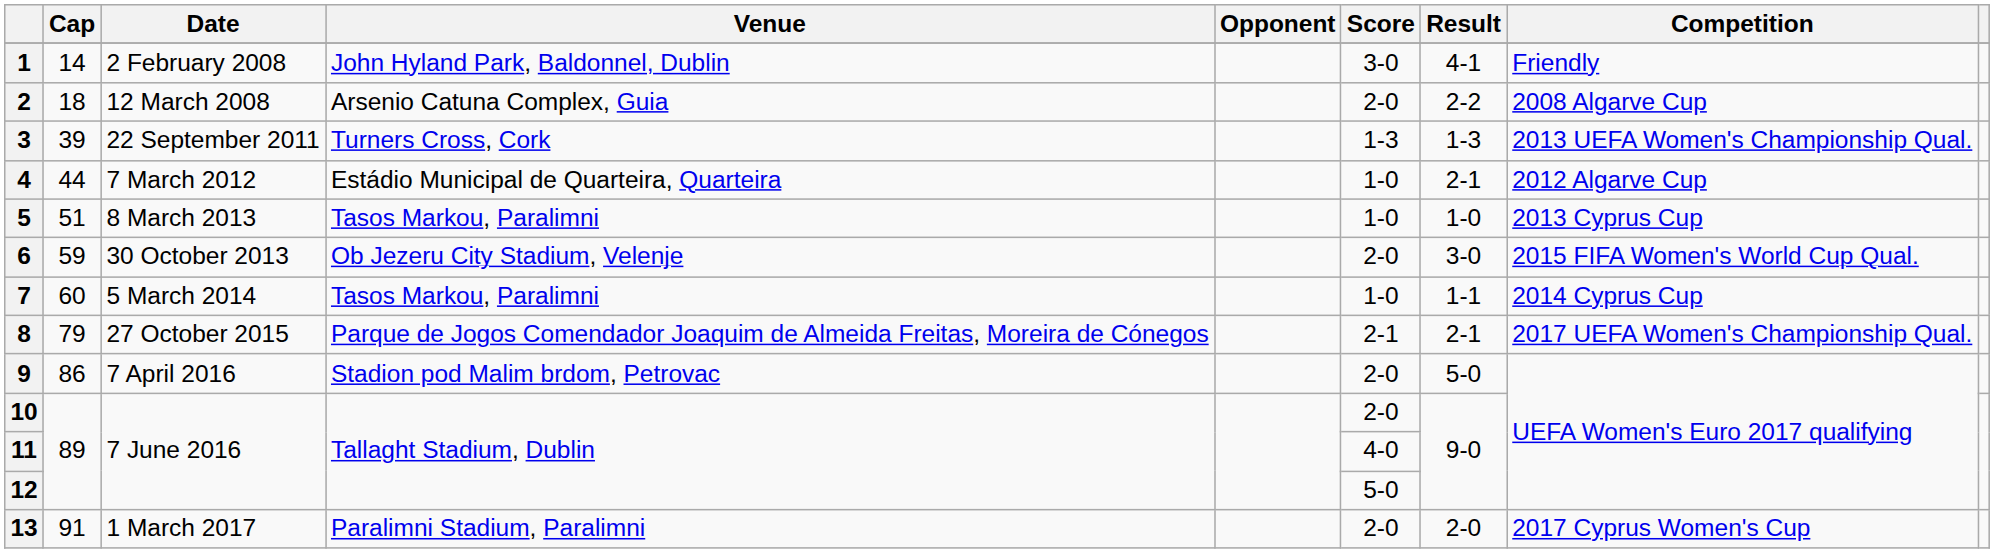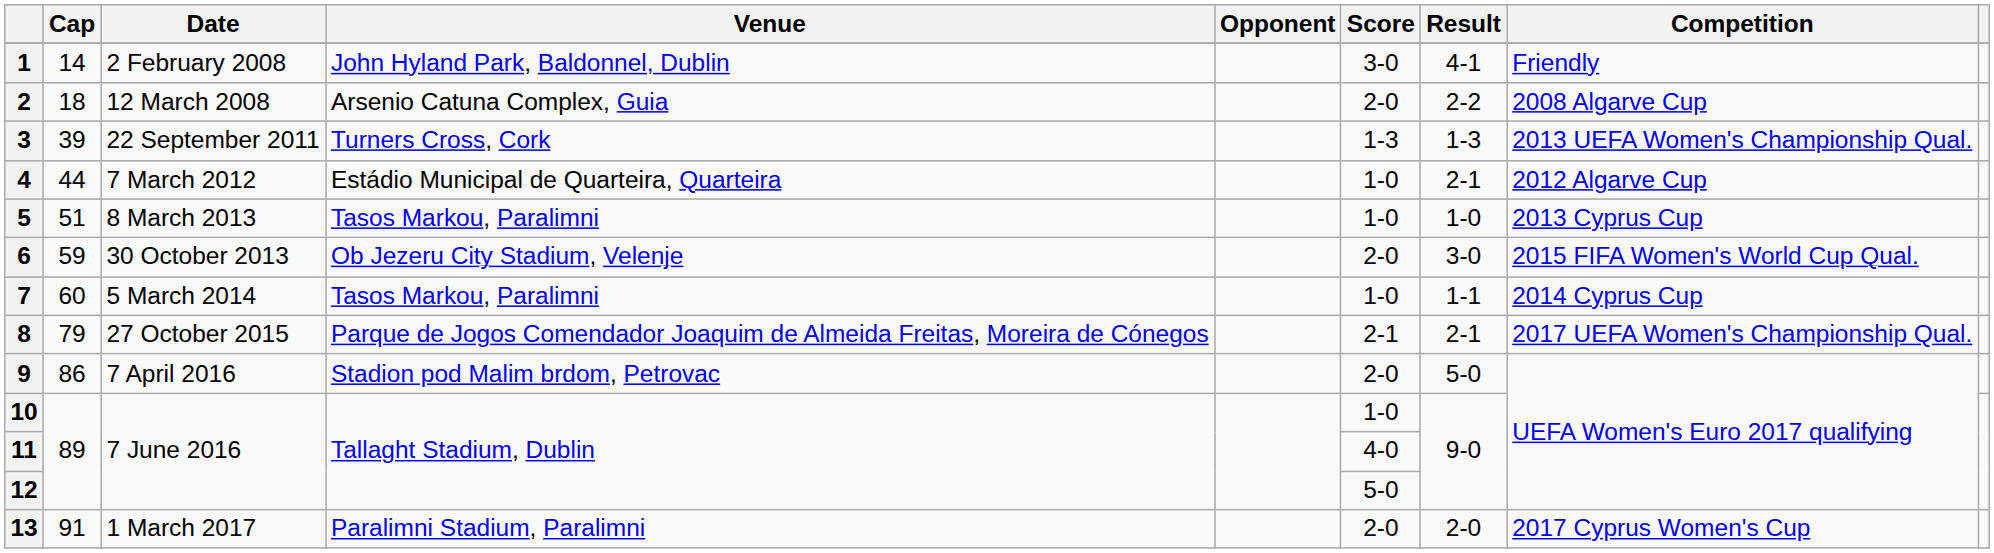(1381, 412) 2-0 -> (1381, 412) 1-0
